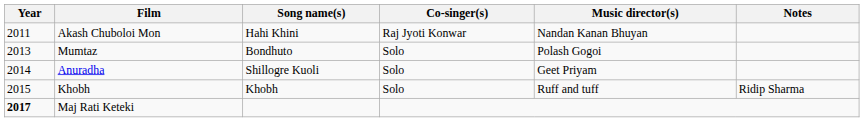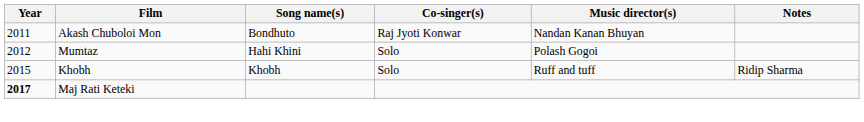(272, 32) Hahi Khini -> (272, 32) Bondhuto
(19, 51) 2013 -> (19, 51) 2012
(269, 51) Bondhuto -> (275, 51) Hahi Khini
- row: (81, 70)
